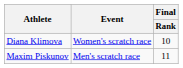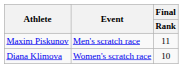rows swapped: (38, 56) <-> (34, 41)
